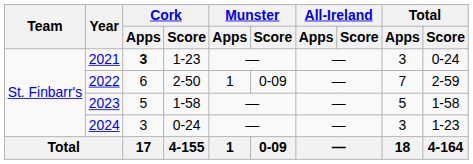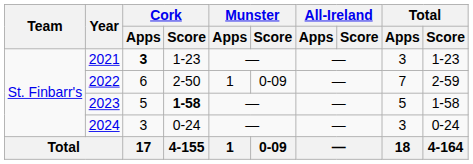(446, 59) 0-24 -> (446, 59) 1-23
(187, 103) normal -> (187, 103) bold
(446, 125) 1-23 -> (446, 125) 0-24
